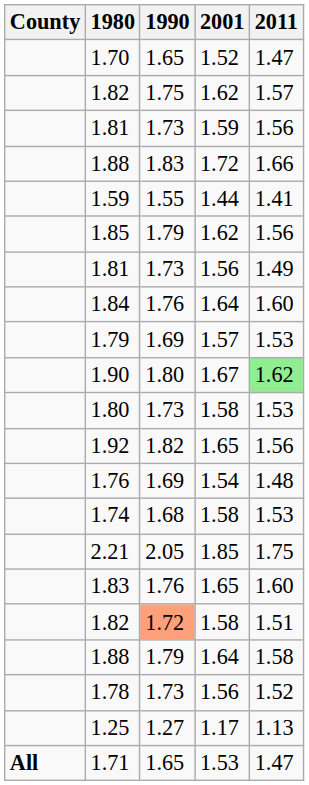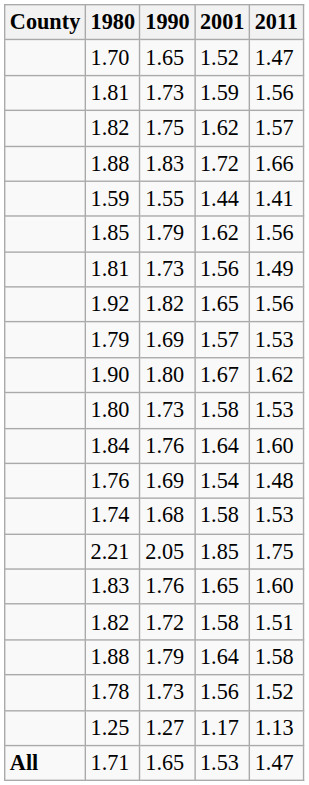rows swapped: (110, 127) <-> (110, 92)
rows swapped: (110, 445) <-> (110, 304)
(274, 374) lightgreen background -> (274, 374) no background
(165, 621) lightsalmon background -> (165, 621) no background
